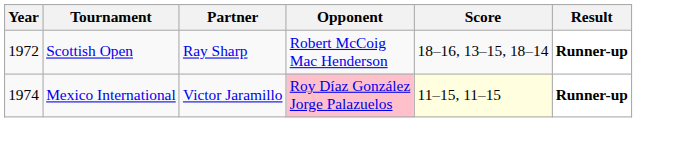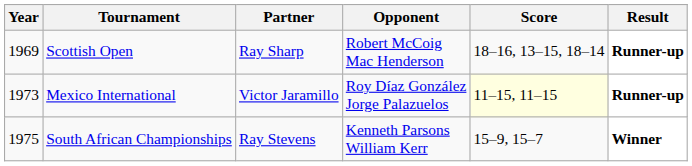(24, 52) 1972 -> (24, 52) 1969
(24, 95) 1974 -> (24, 95) 1973
(350, 95) pink background -> (406, 95) no background
+ row: (139, 139)
